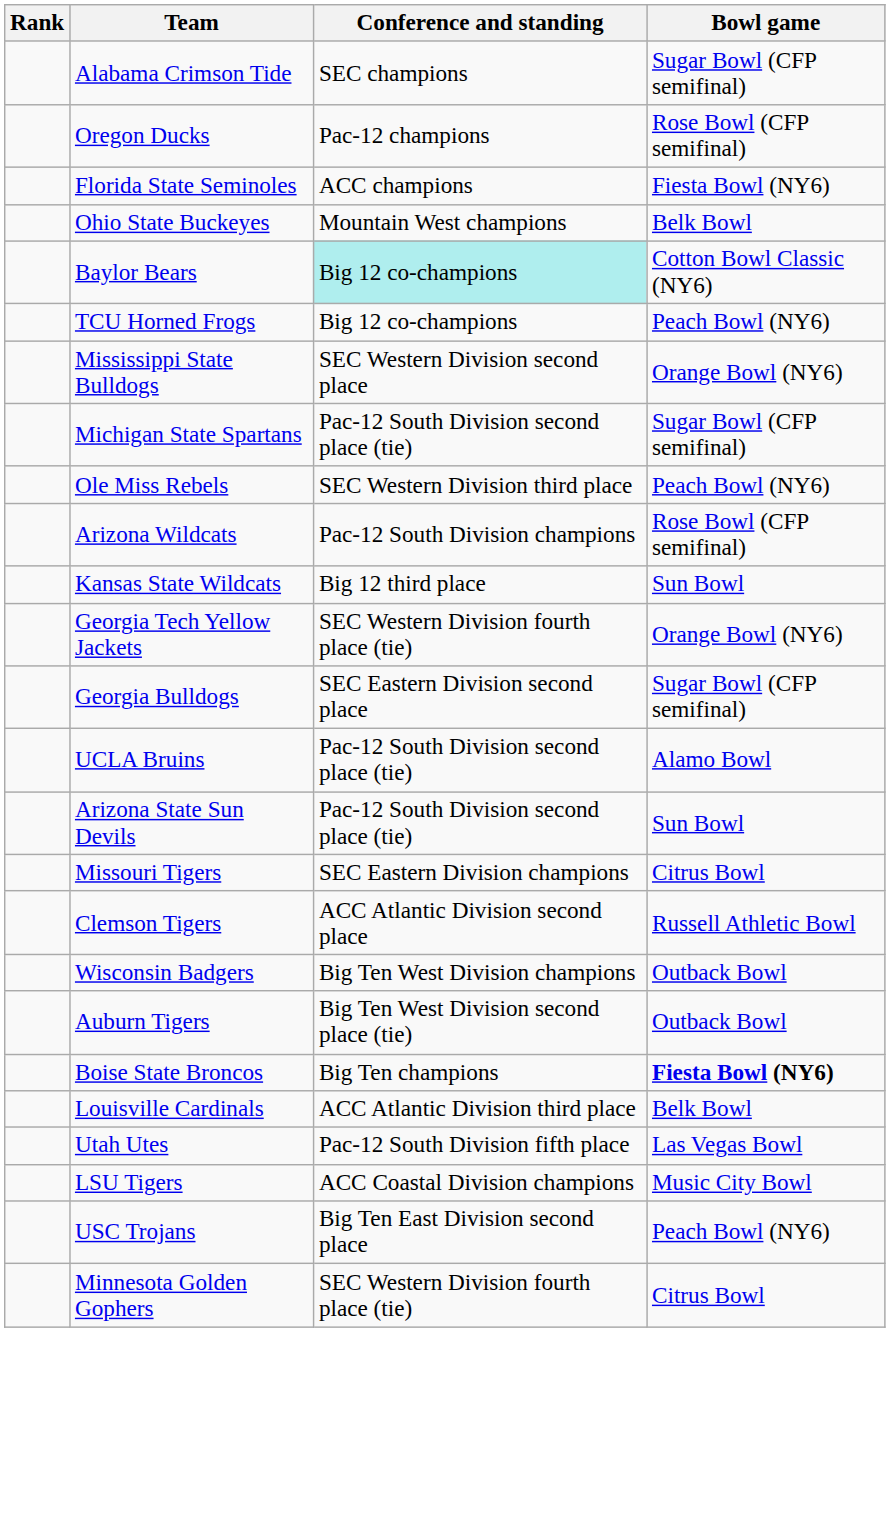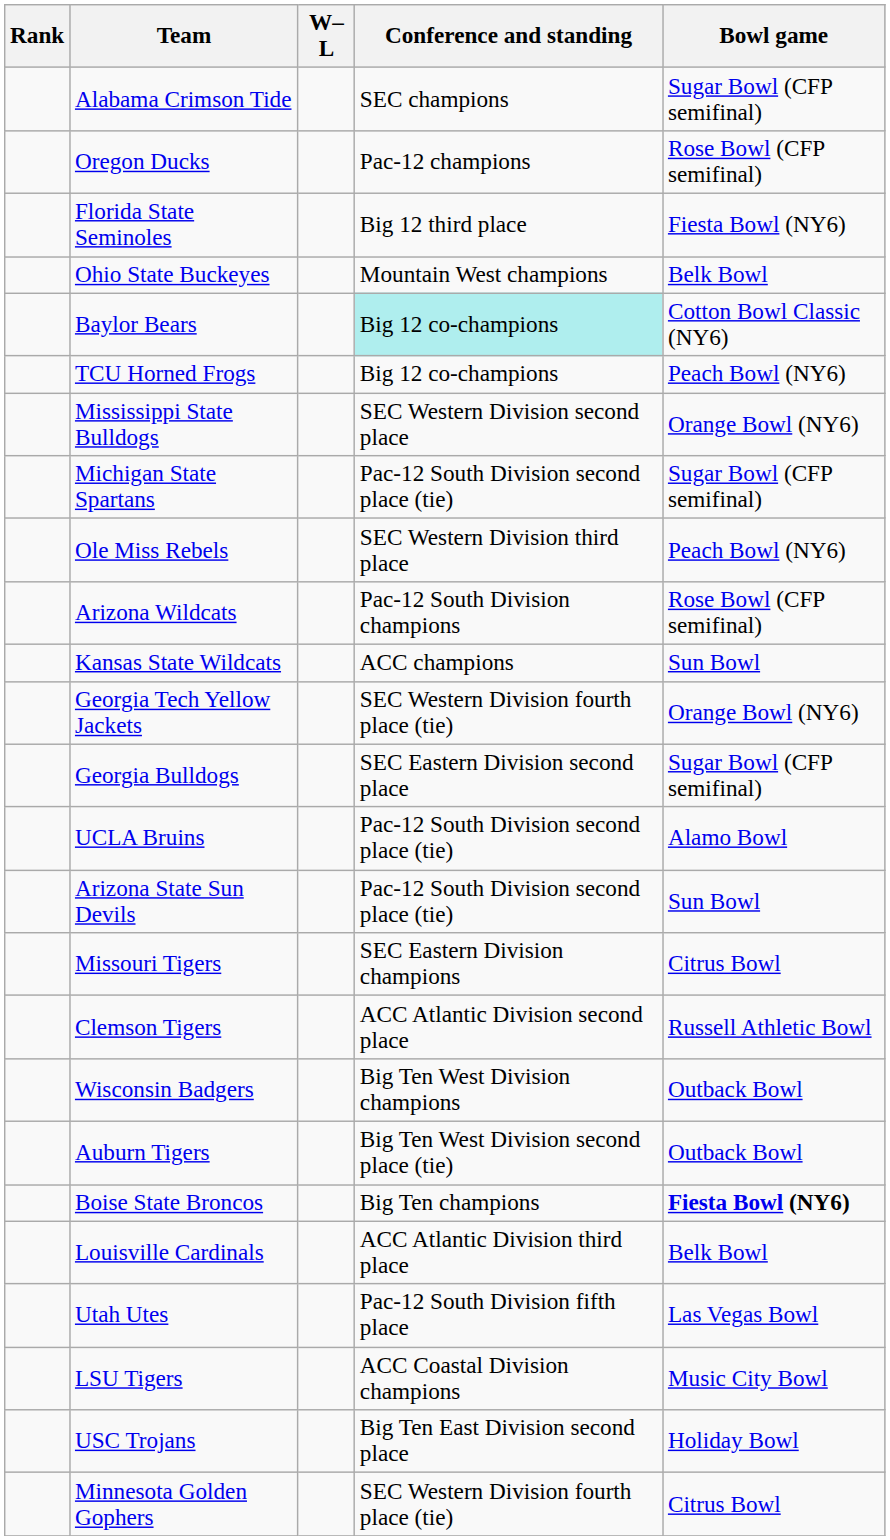+ column: (326, 35)
(396, 185) ACC champions -> (443, 224) Big 12 third place
(402, 584) Big 12 third place -> (437, 662) ACC champions
(741, 1232) Peach Bowl (NY6) -> (733, 1440) Holiday Bowl
